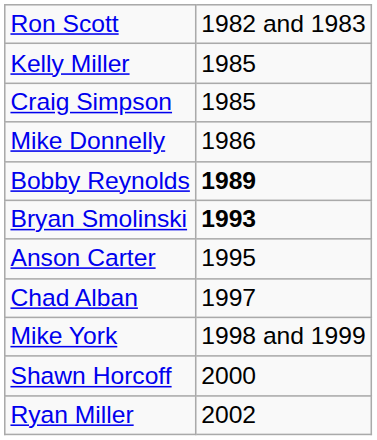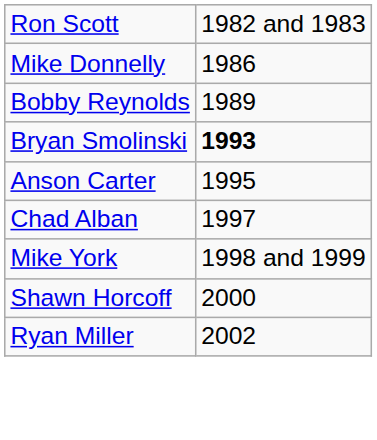- row: (70, 63)
- row: (91, 102)
(229, 180) bold -> (229, 102) normal
